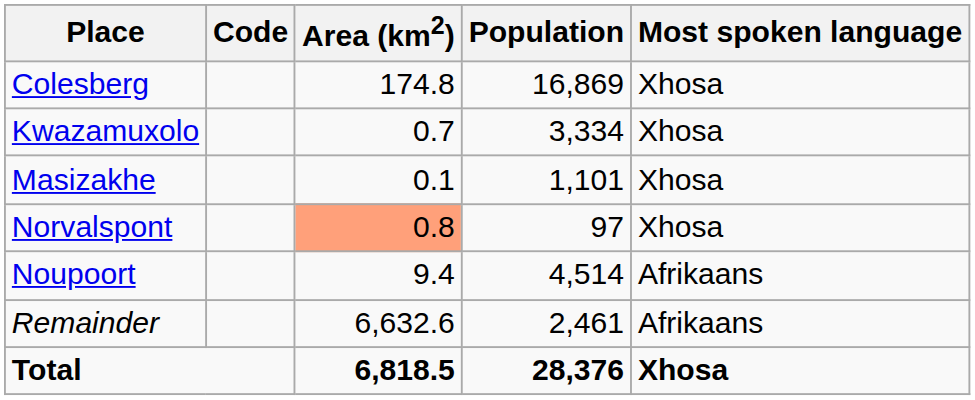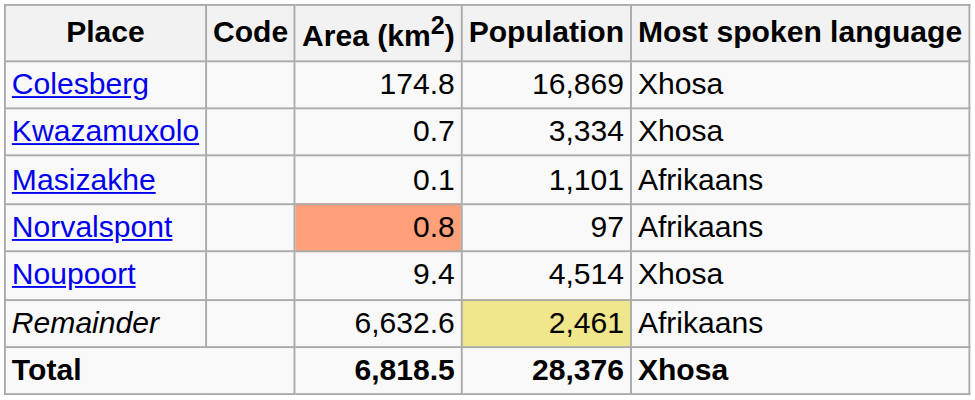(681, 179) Xhosa -> (701, 179) Afrikaans
(681, 227) Xhosa -> (701, 227) Afrikaans
(701, 275) Afrikaans -> (681, 275) Xhosa
(586, 322) no background -> (586, 322) khaki background
